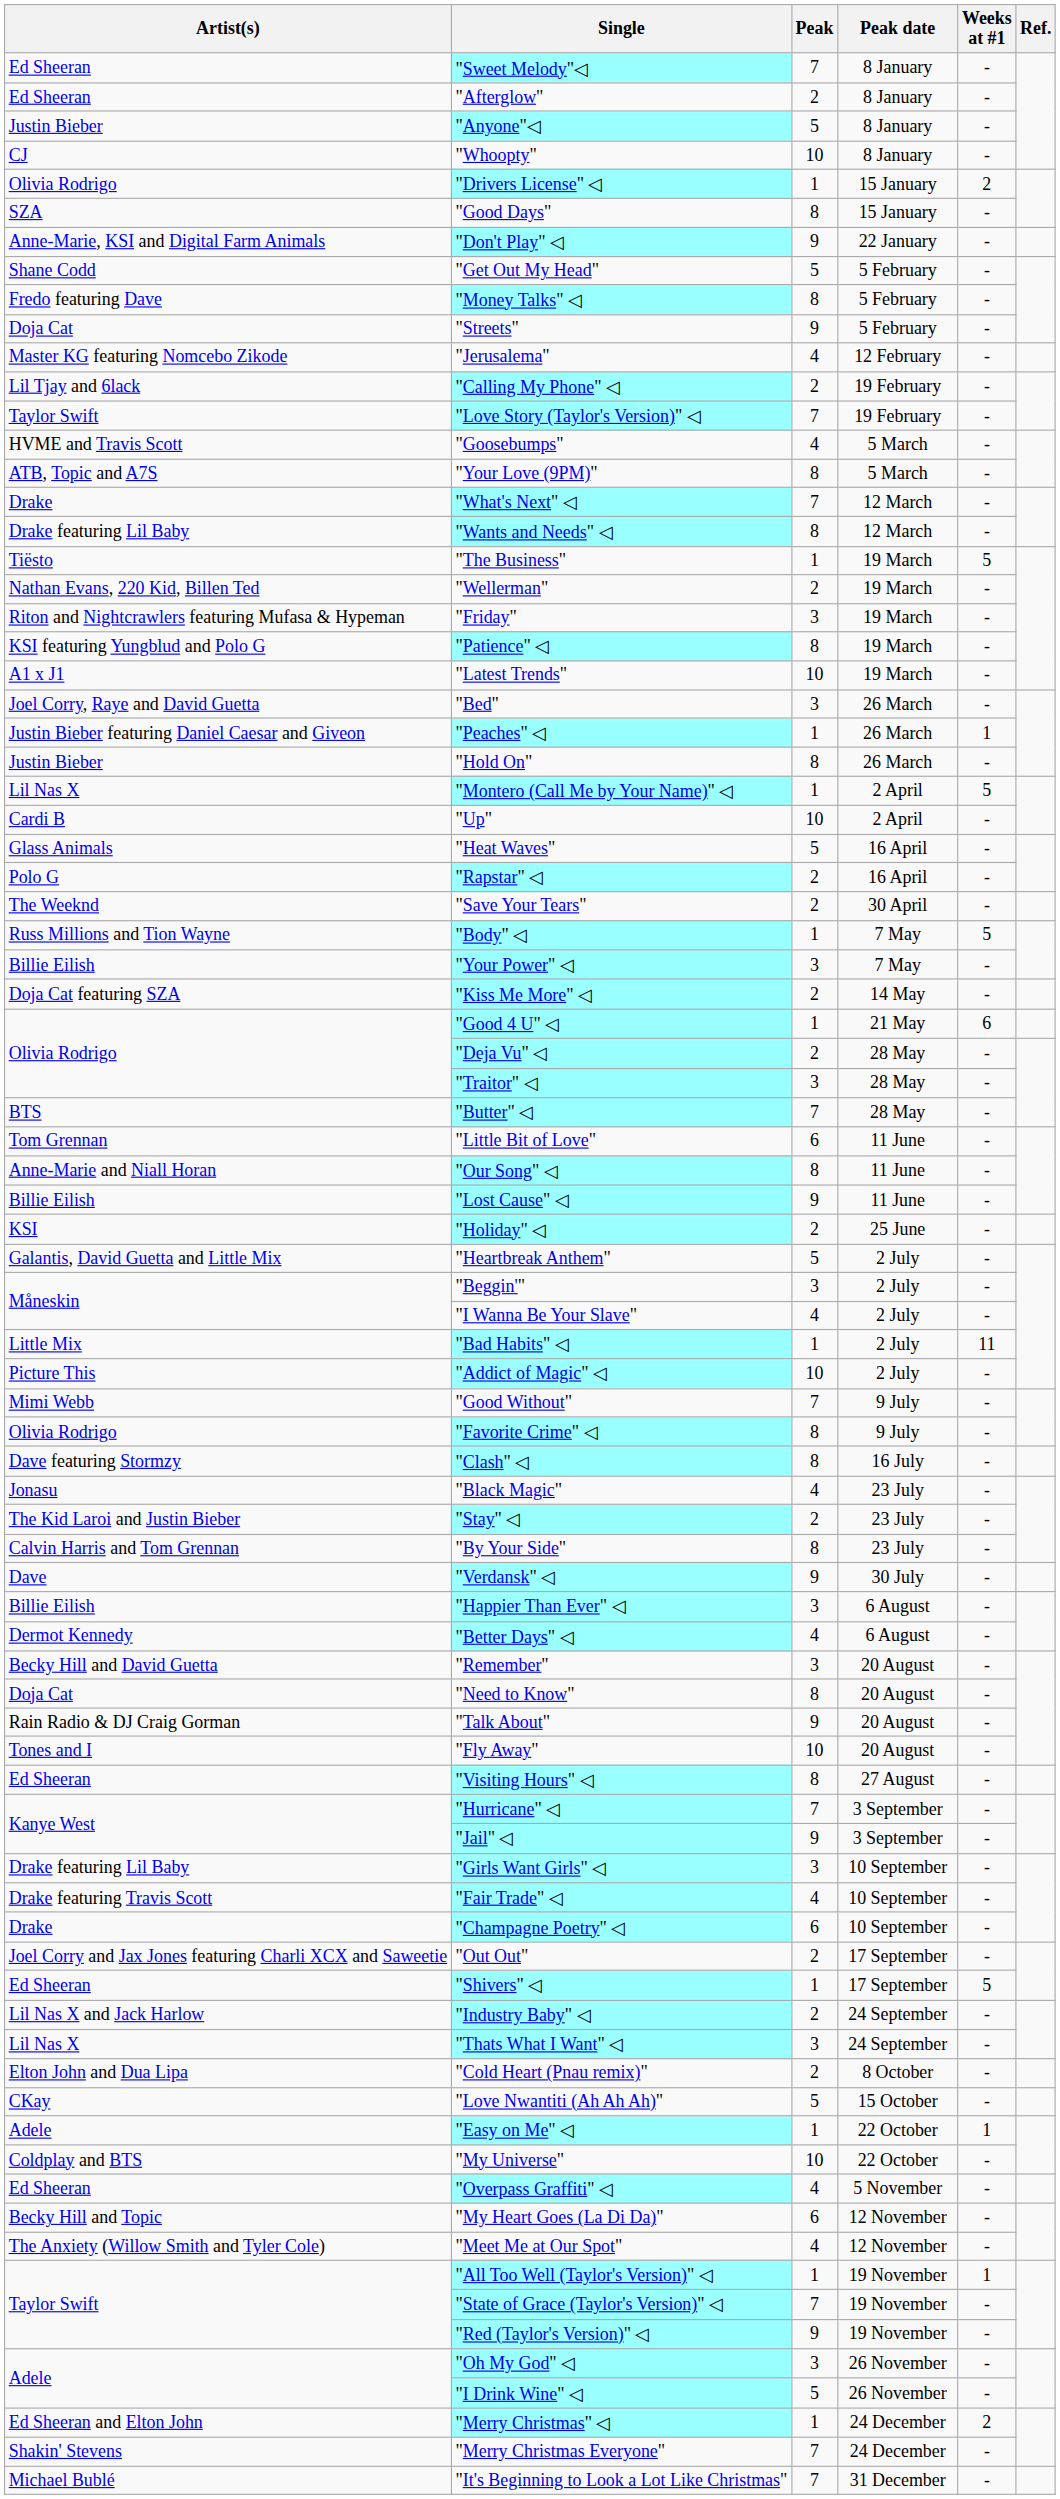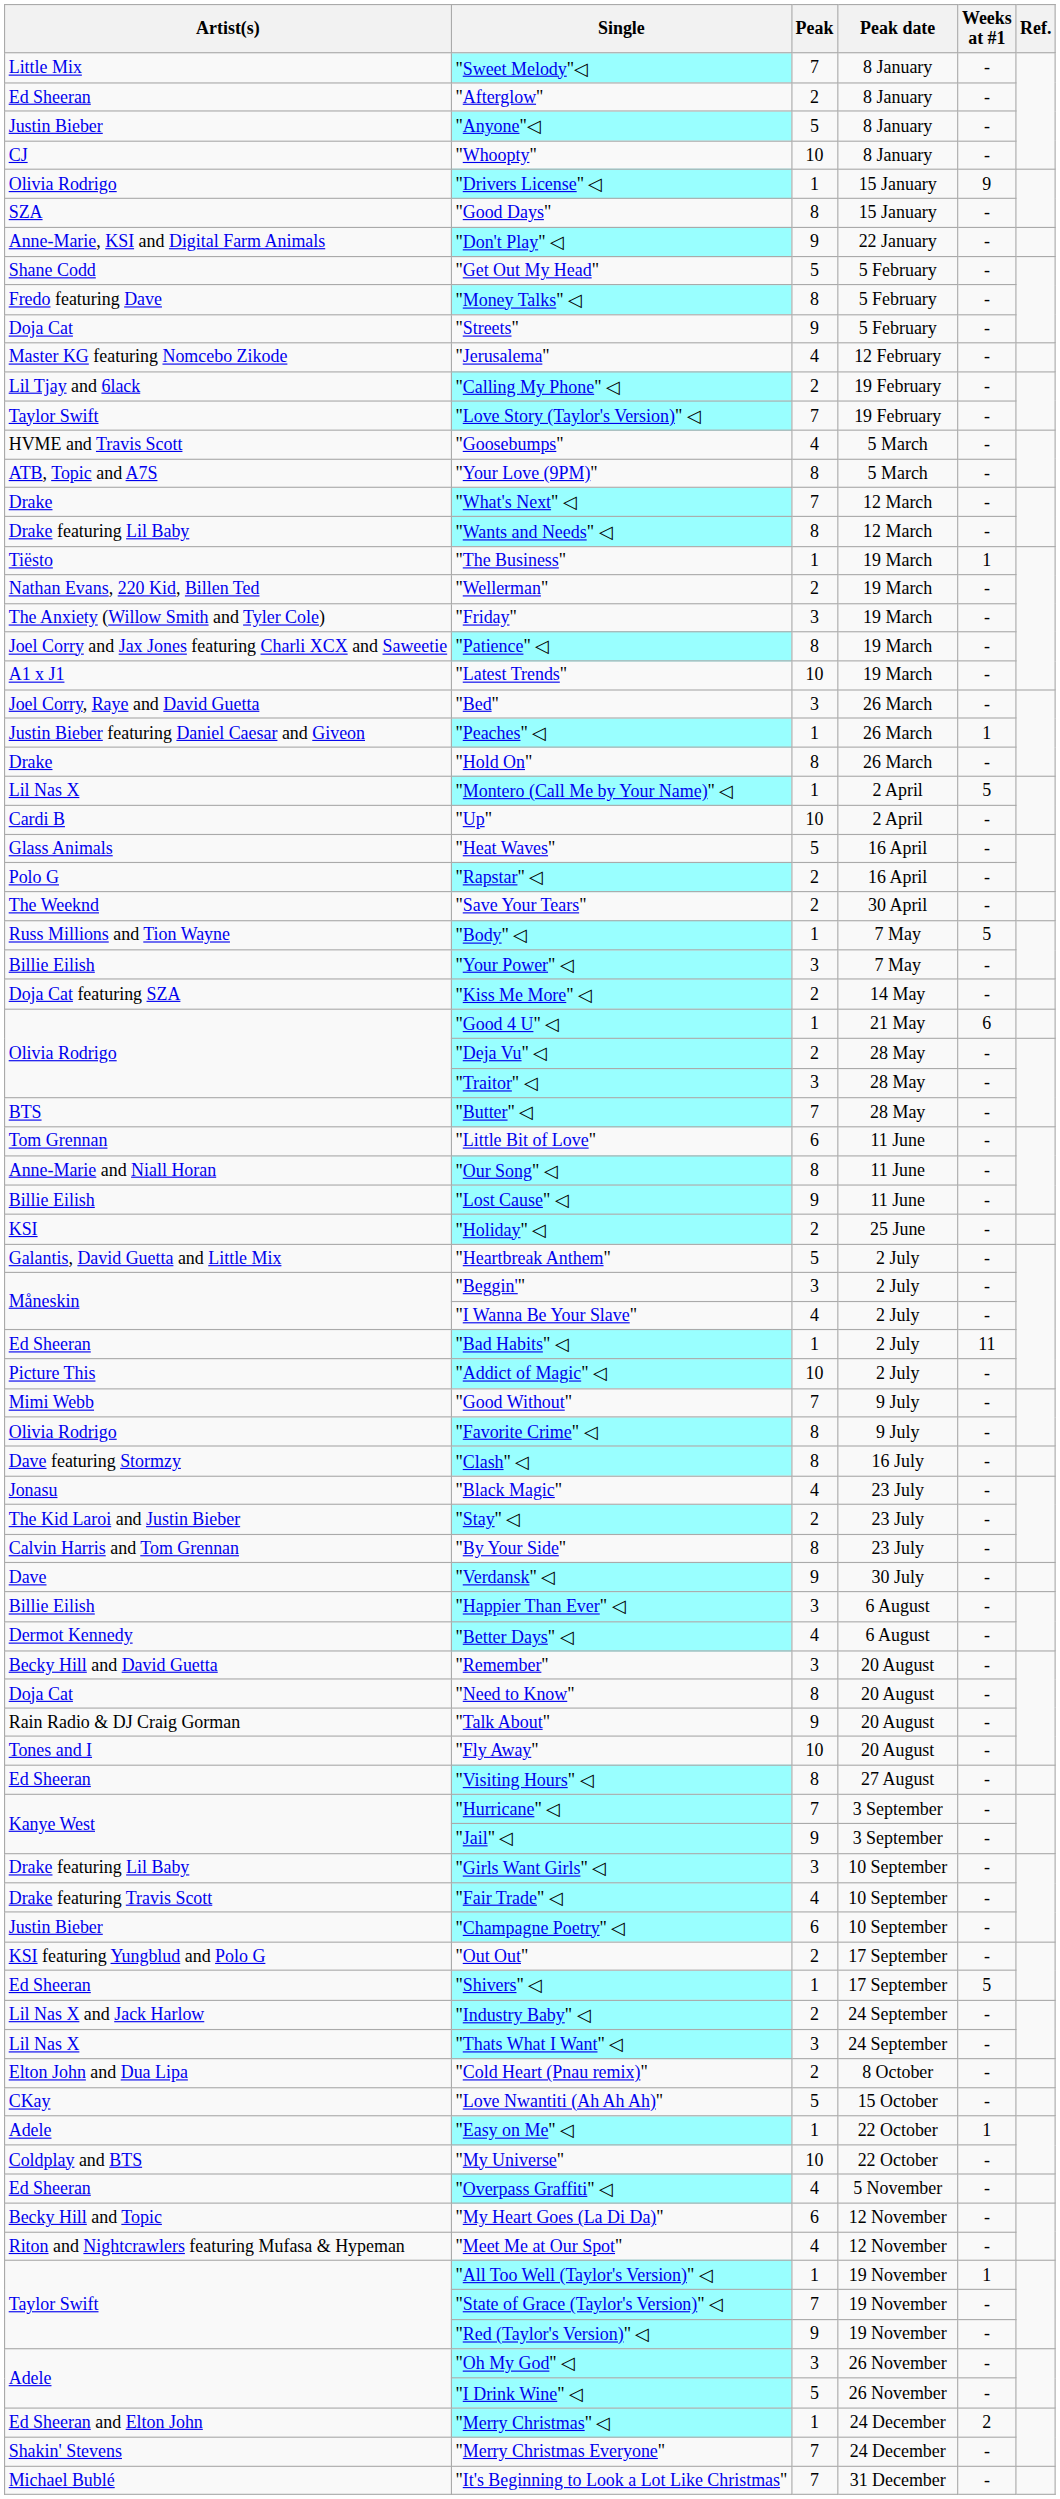(50, 67) Ed Sheeran -> (45, 67) Little Mix
(987, 183) 2 -> (987, 183) 9
(987, 560) 5 -> (987, 560) 1
(207, 617) Riton and Nightcrawlers featuring Mufasa & Hypeman -> (167, 617) The Anxiety (Willow Smith and Tyler Cole)
(137, 646) KSI featuring Yungblud and Polo G -> (228, 646) Joel Corry and Jax Jones featuring Charli XCX and Saweetie
(56, 761) Justin Bieber -> (31, 761) Drake
(45, 1344) Little Mix -> (50, 1344) Ed Sheeran
(31, 1927) Drake -> (56, 1927) Justin Bieber
(228, 1956) Joel Corry and Jax Jones featuring Charli XCX and Saweetie -> (137, 1956) KSI featuring Yungblud and Polo G
(167, 2245) The Anxiety (Willow Smith and Tyler Cole) -> (207, 2245) Riton and Nightcrawlers featuring Mufasa & Hypeman
